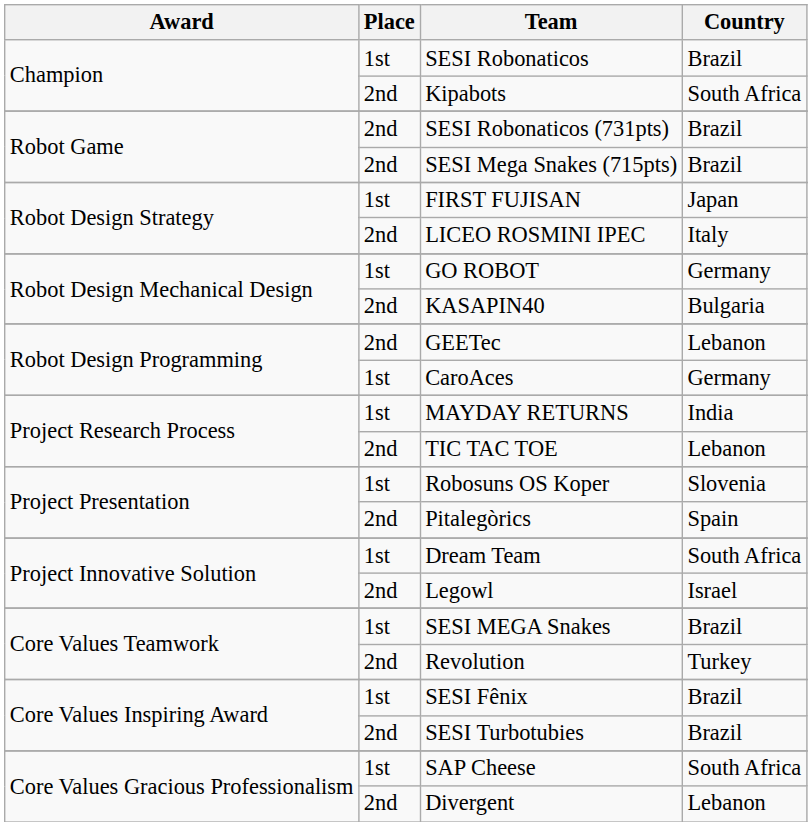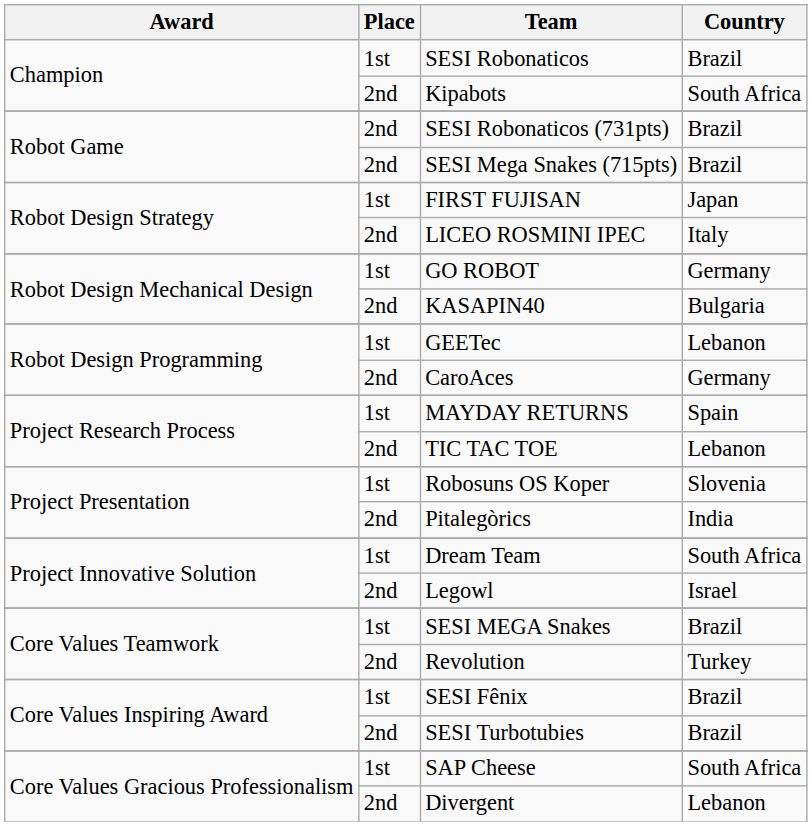(381, 341) 2nd -> (377, 341) 1st
(377, 377) 1st -> (381, 377) 2nd
(710, 413) India -> (713, 413) Spain
(713, 519) Spain -> (710, 519) India
